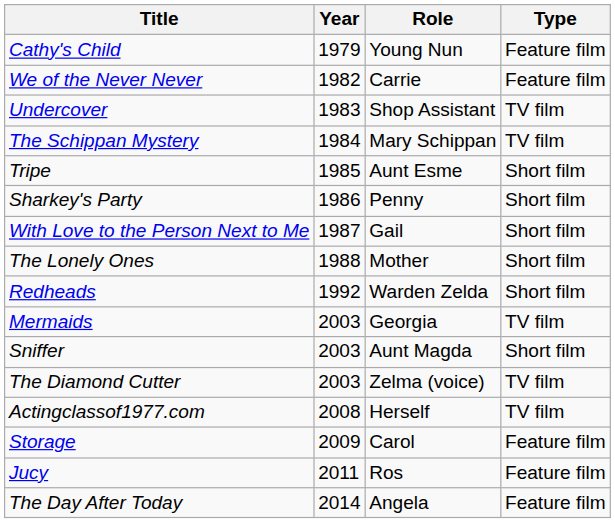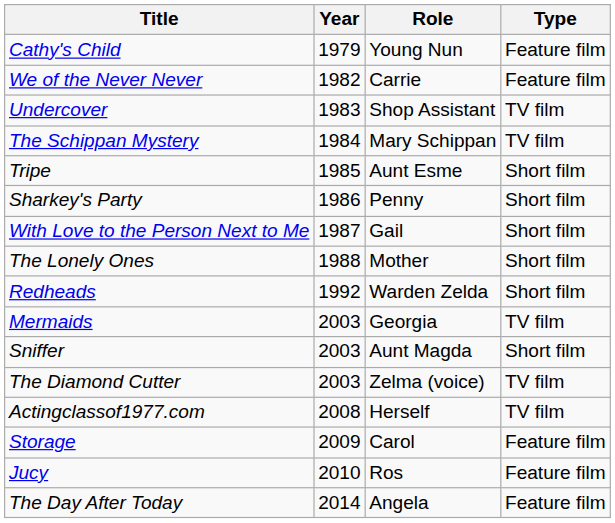(339, 472) 2011 -> (339, 472) 2010
